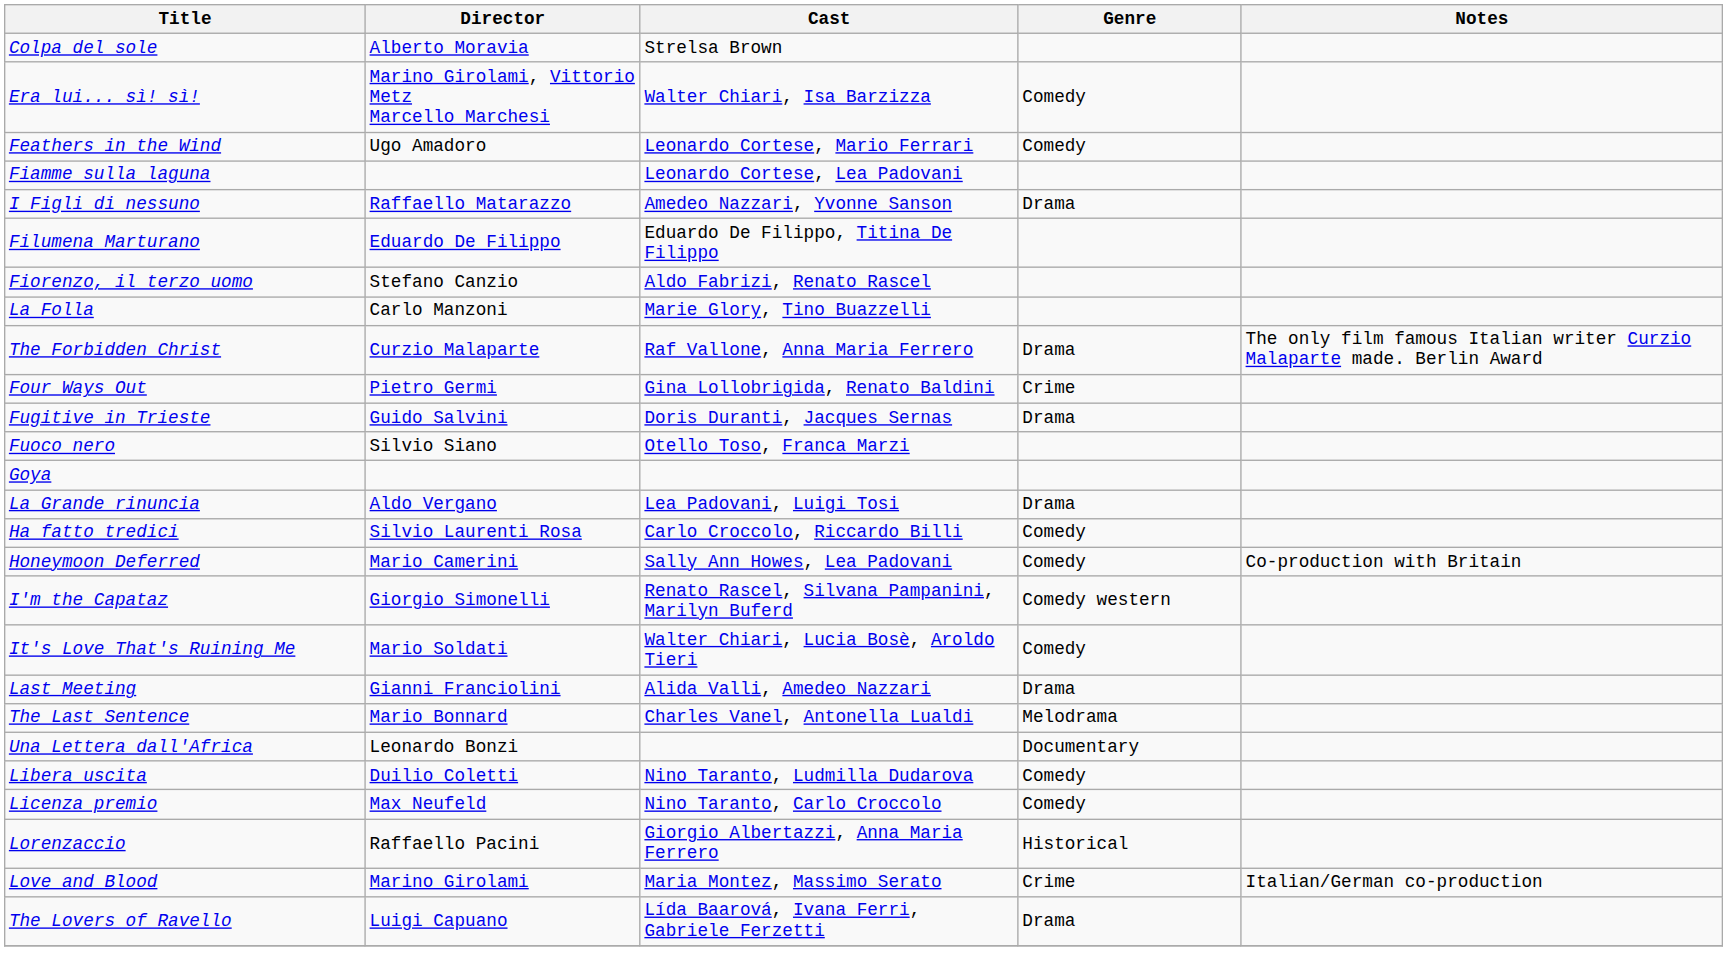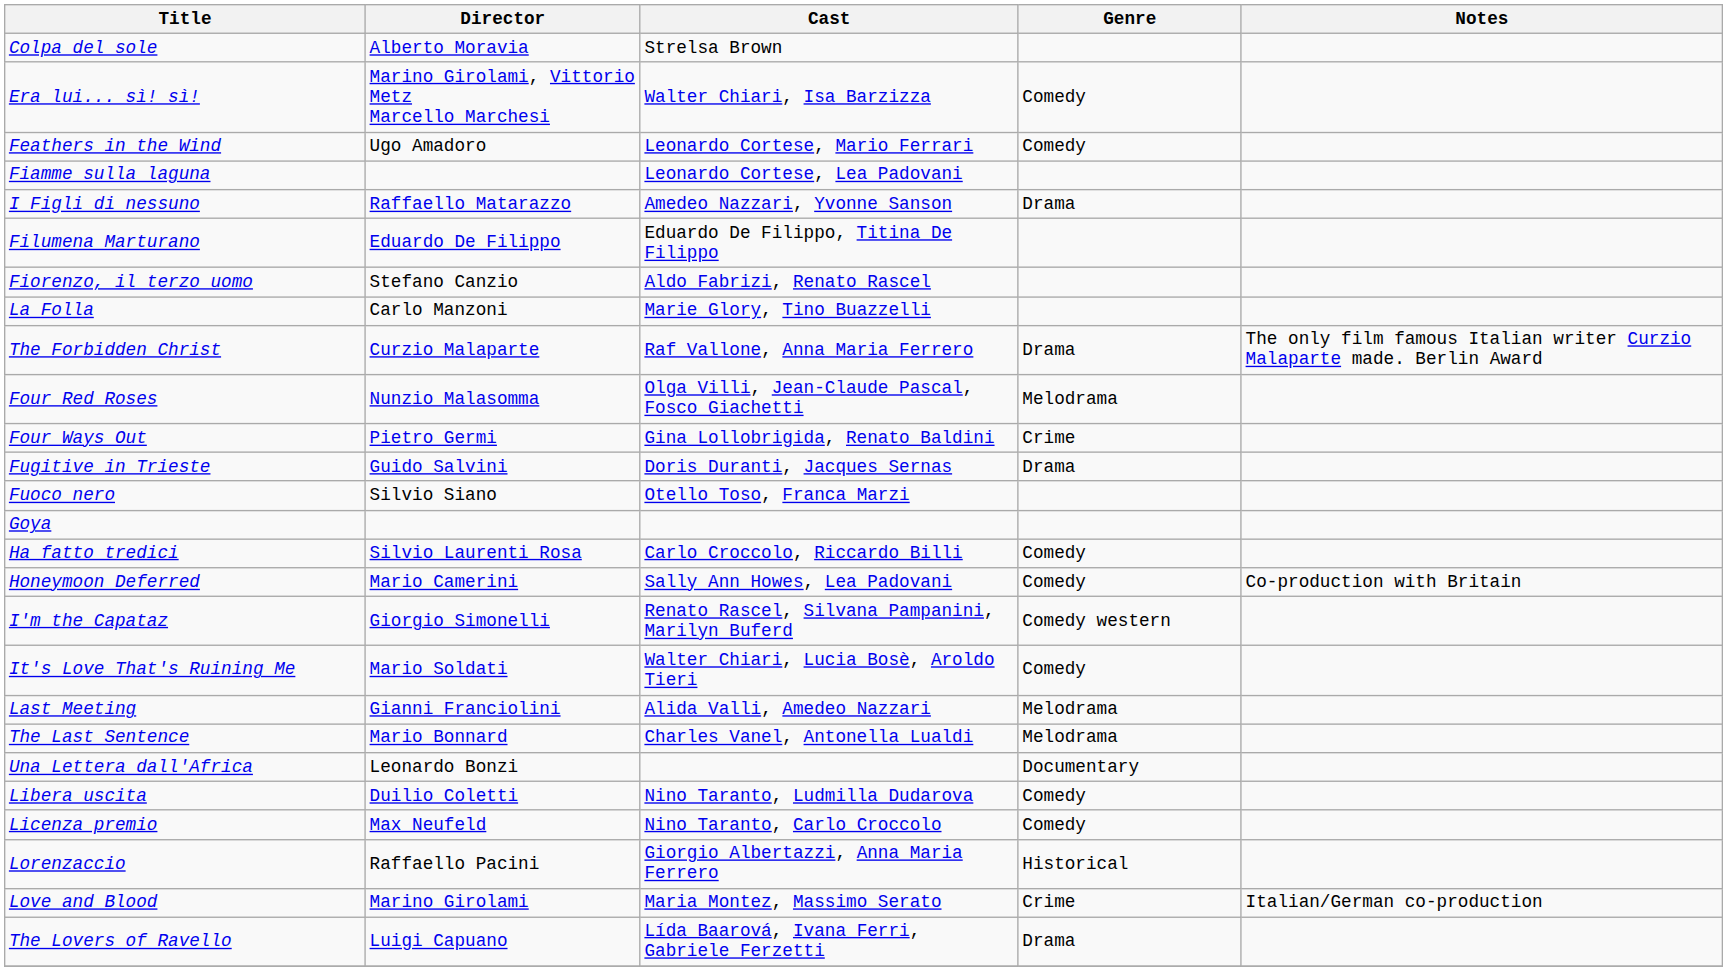+ row: (83, 399)
- row: (104, 504)
(1049, 689) Drama -> (1070, 709) Melodrama
